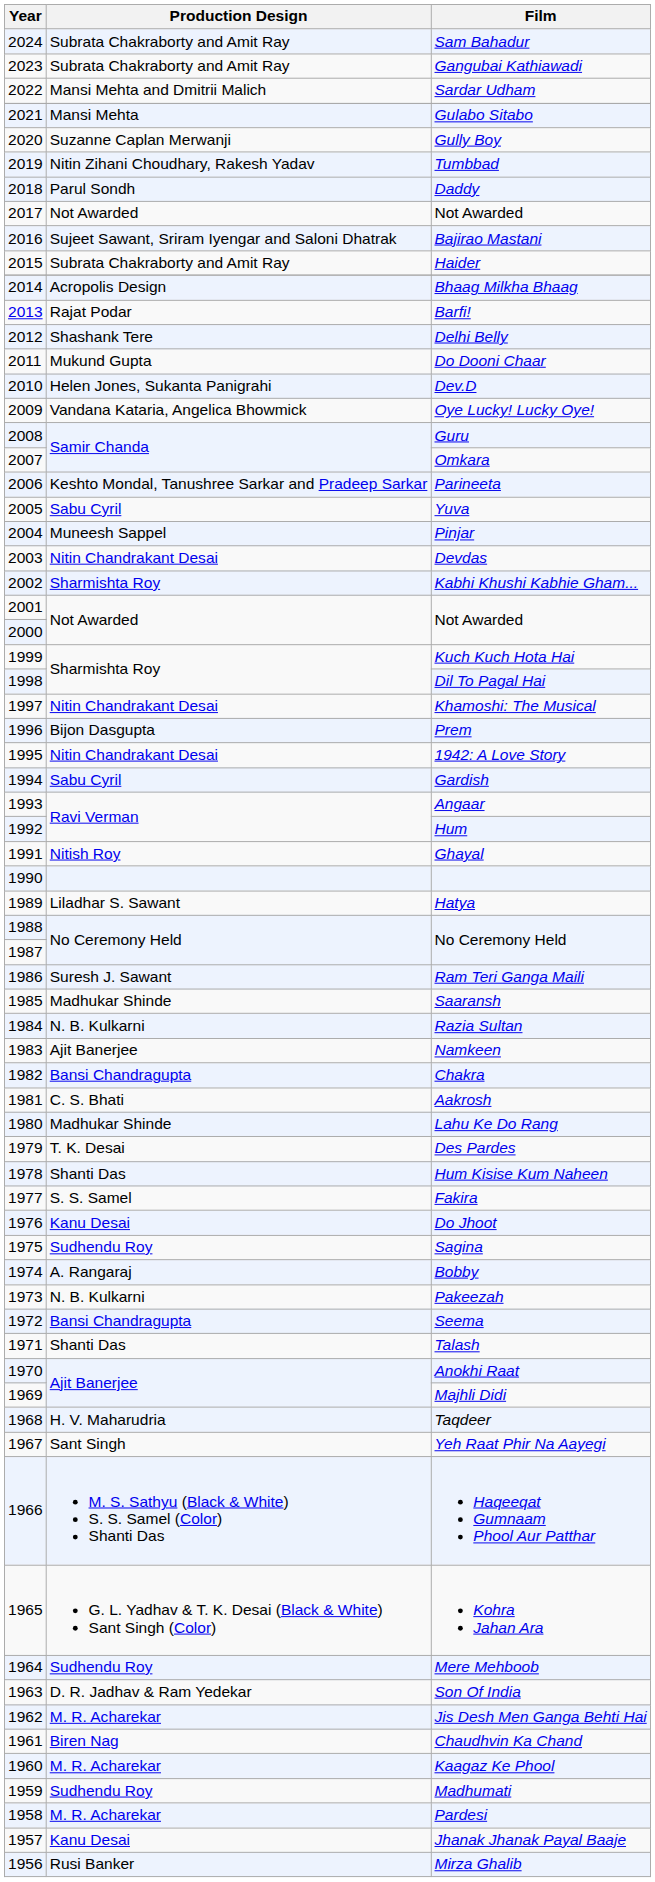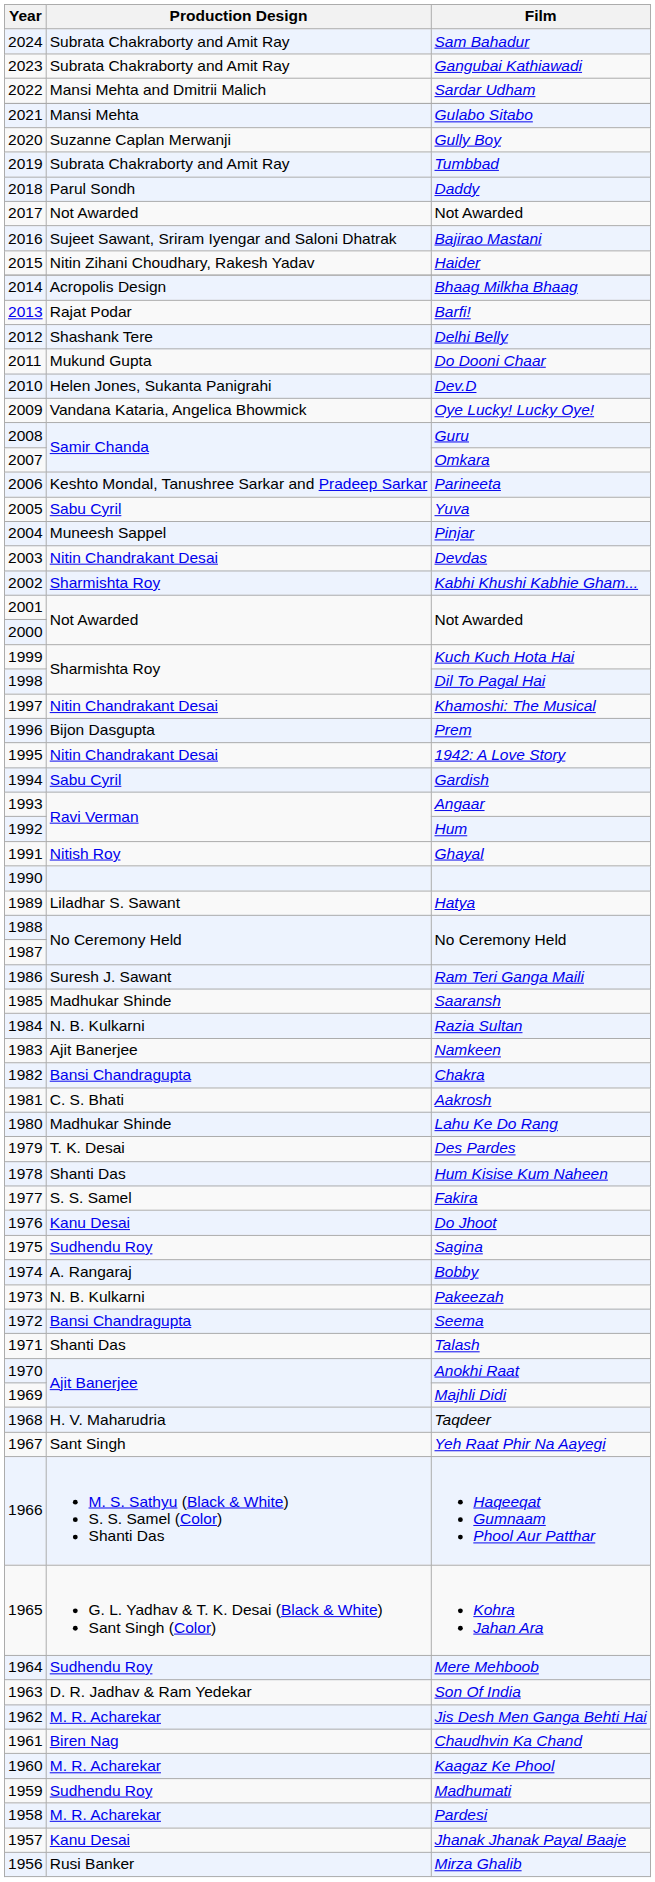(182, 164) Nitin Zihani Choudhary, Rakesh Yadav -> (170, 164) Subrata Chakraborty and Amit Ray
(170, 262) Subrata Chakraborty and Amit Ray -> (182, 262) Nitin Zihani Choudhary, Rakesh Yadav
